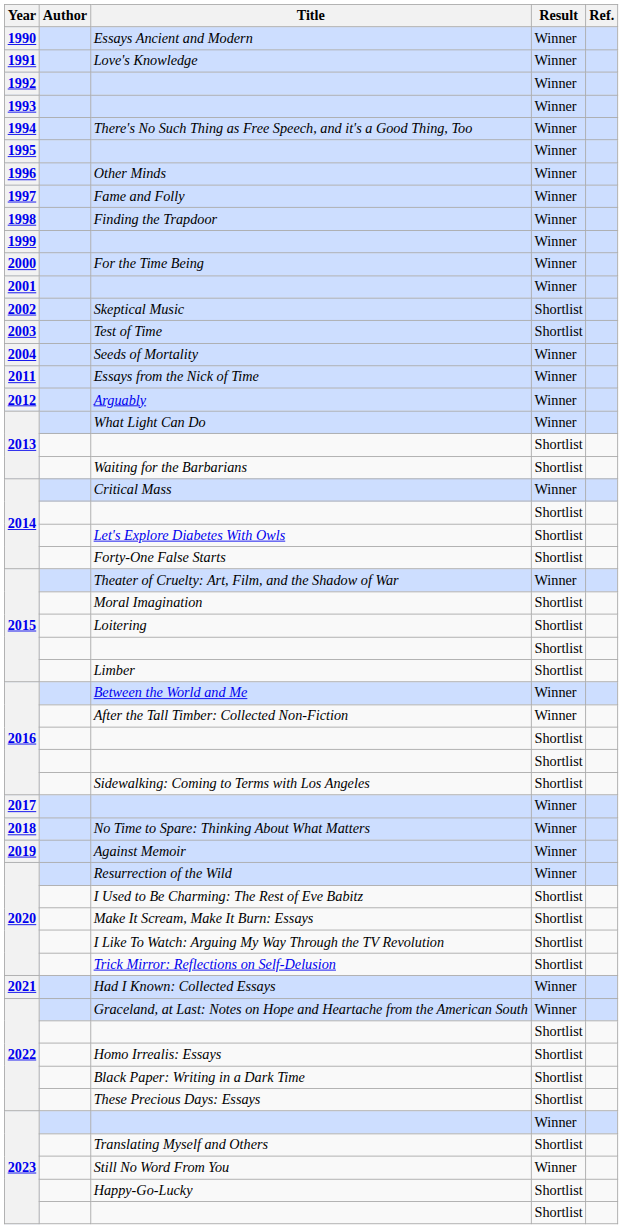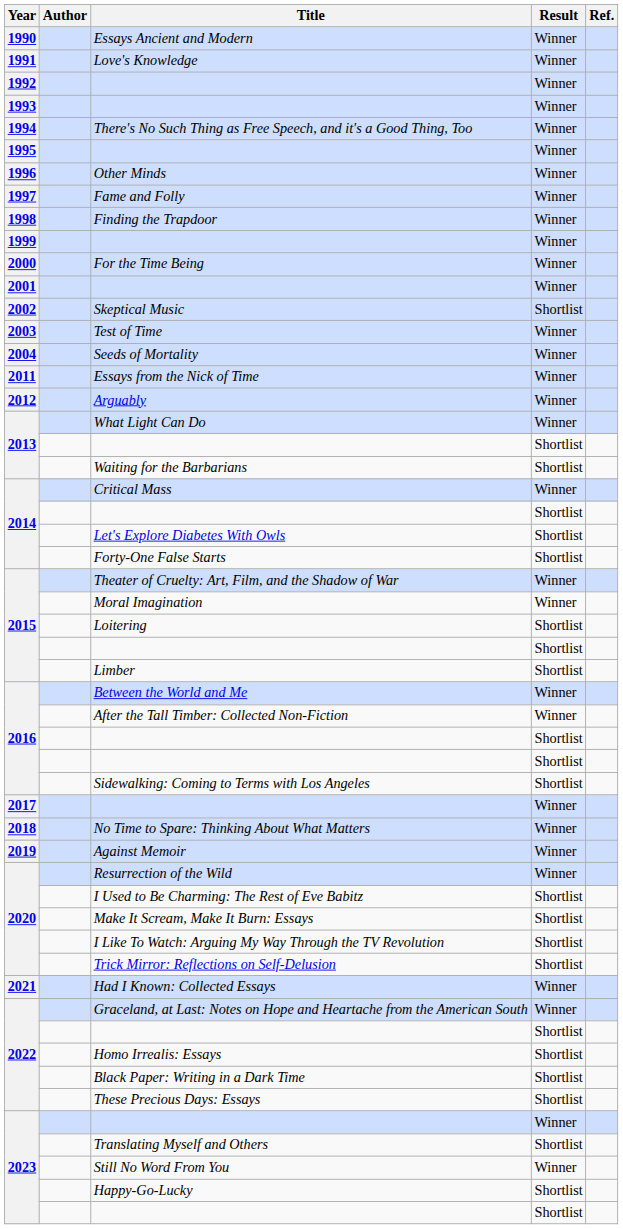(559, 331) Shortlist -> (556, 331) Winner
(559, 602) Shortlist -> (556, 602) Winner
